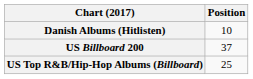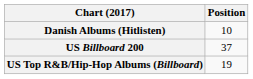(227, 64) 25 -> (227, 64) 19
